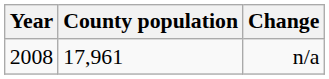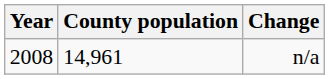(93, 56) 17,961 -> (93, 56) 14,961
